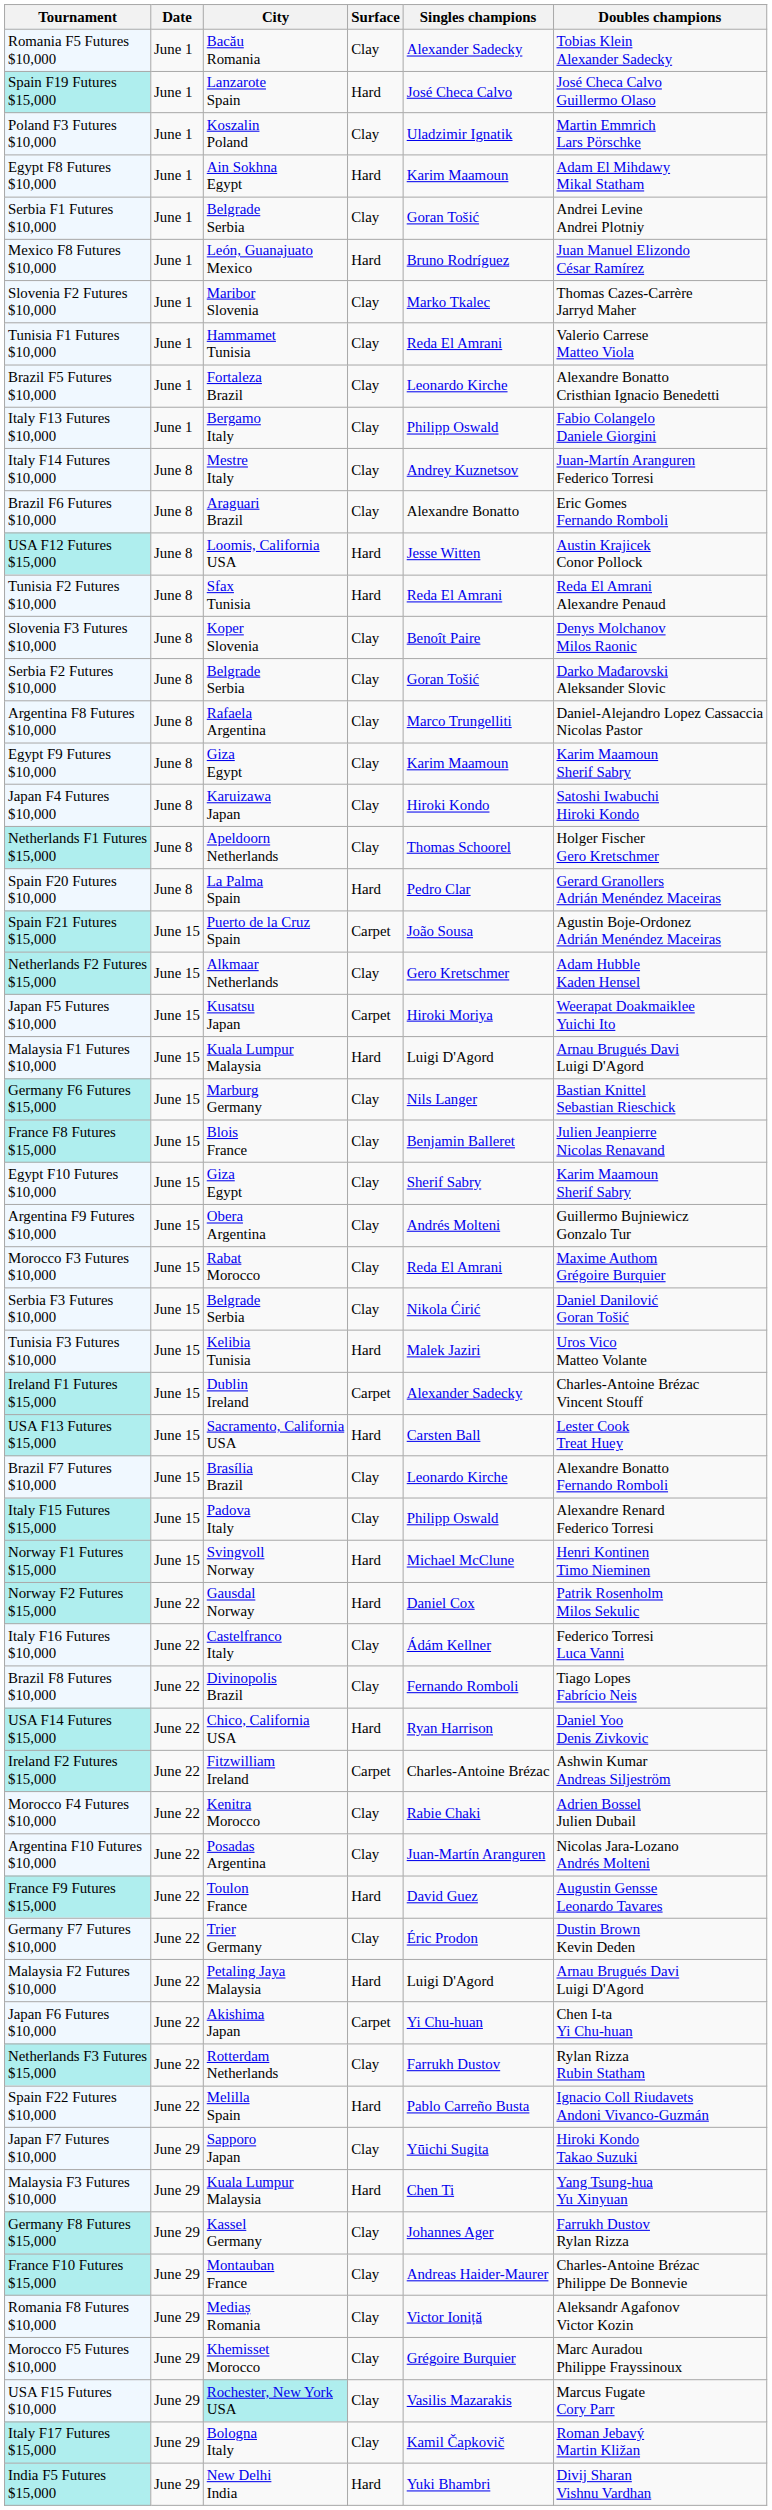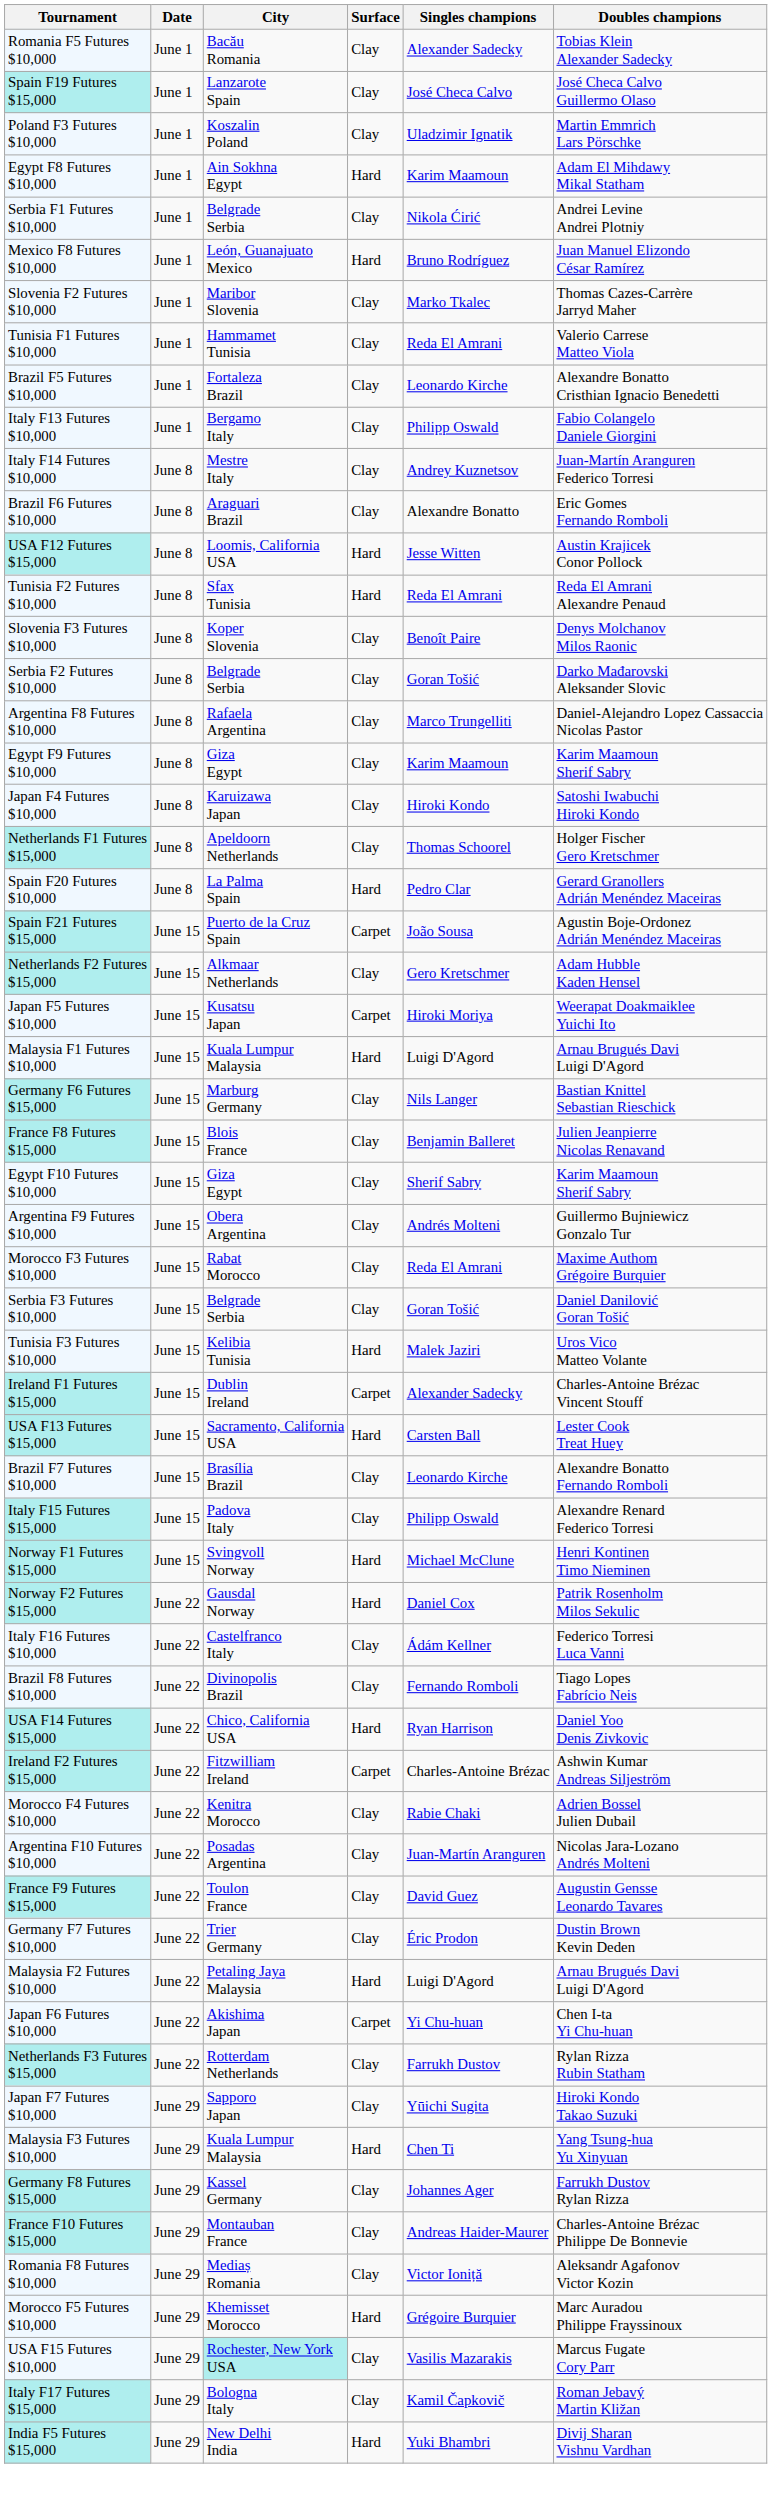(366, 92) Hard -> (365, 92) Clay
(443, 218) Goran Tošić -> (444, 218) Nikola Ćirić
(444, 1309) Nikola Ćirić -> (443, 1309) Goran Tošić
(366, 1897) Hard -> (365, 1897) Clay
- row: (62, 2106)
(365, 2358) Clay -> (366, 2316) Hard
